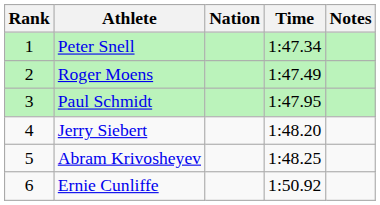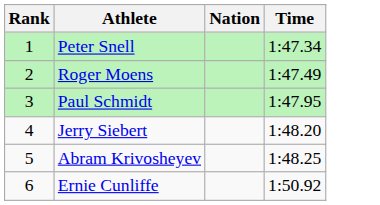- column: (351, 18)
